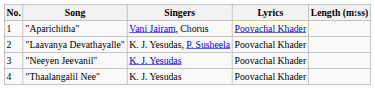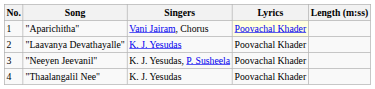(180, 44) K. J. Yesudas, P. Susheela -> (155, 44) K. J. Yesudas
(155, 60) K. J. Yesudas -> (180, 60) K. J. Yesudas, P. Susheela
